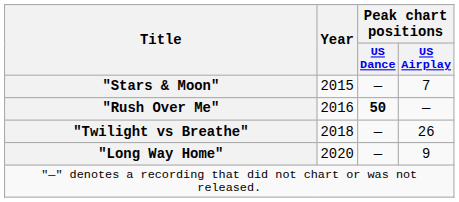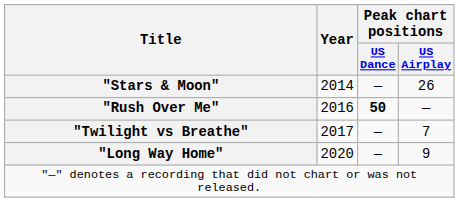(337, 86) 2015 -> (337, 86) 2014
(426, 86) 7 -> (426, 86) 26
(337, 131) 2018 -> (337, 131) 2017
(426, 131) 26 -> (426, 131) 7
